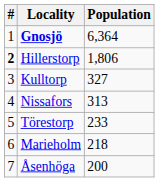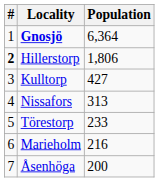(98, 79) 327 -> (98, 79) 427
(98, 144) 218 -> (98, 144) 216
